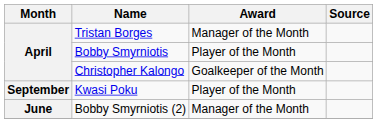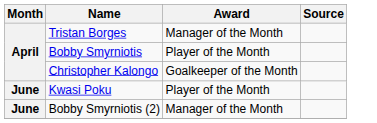(38, 90) September -> (25, 90) June
